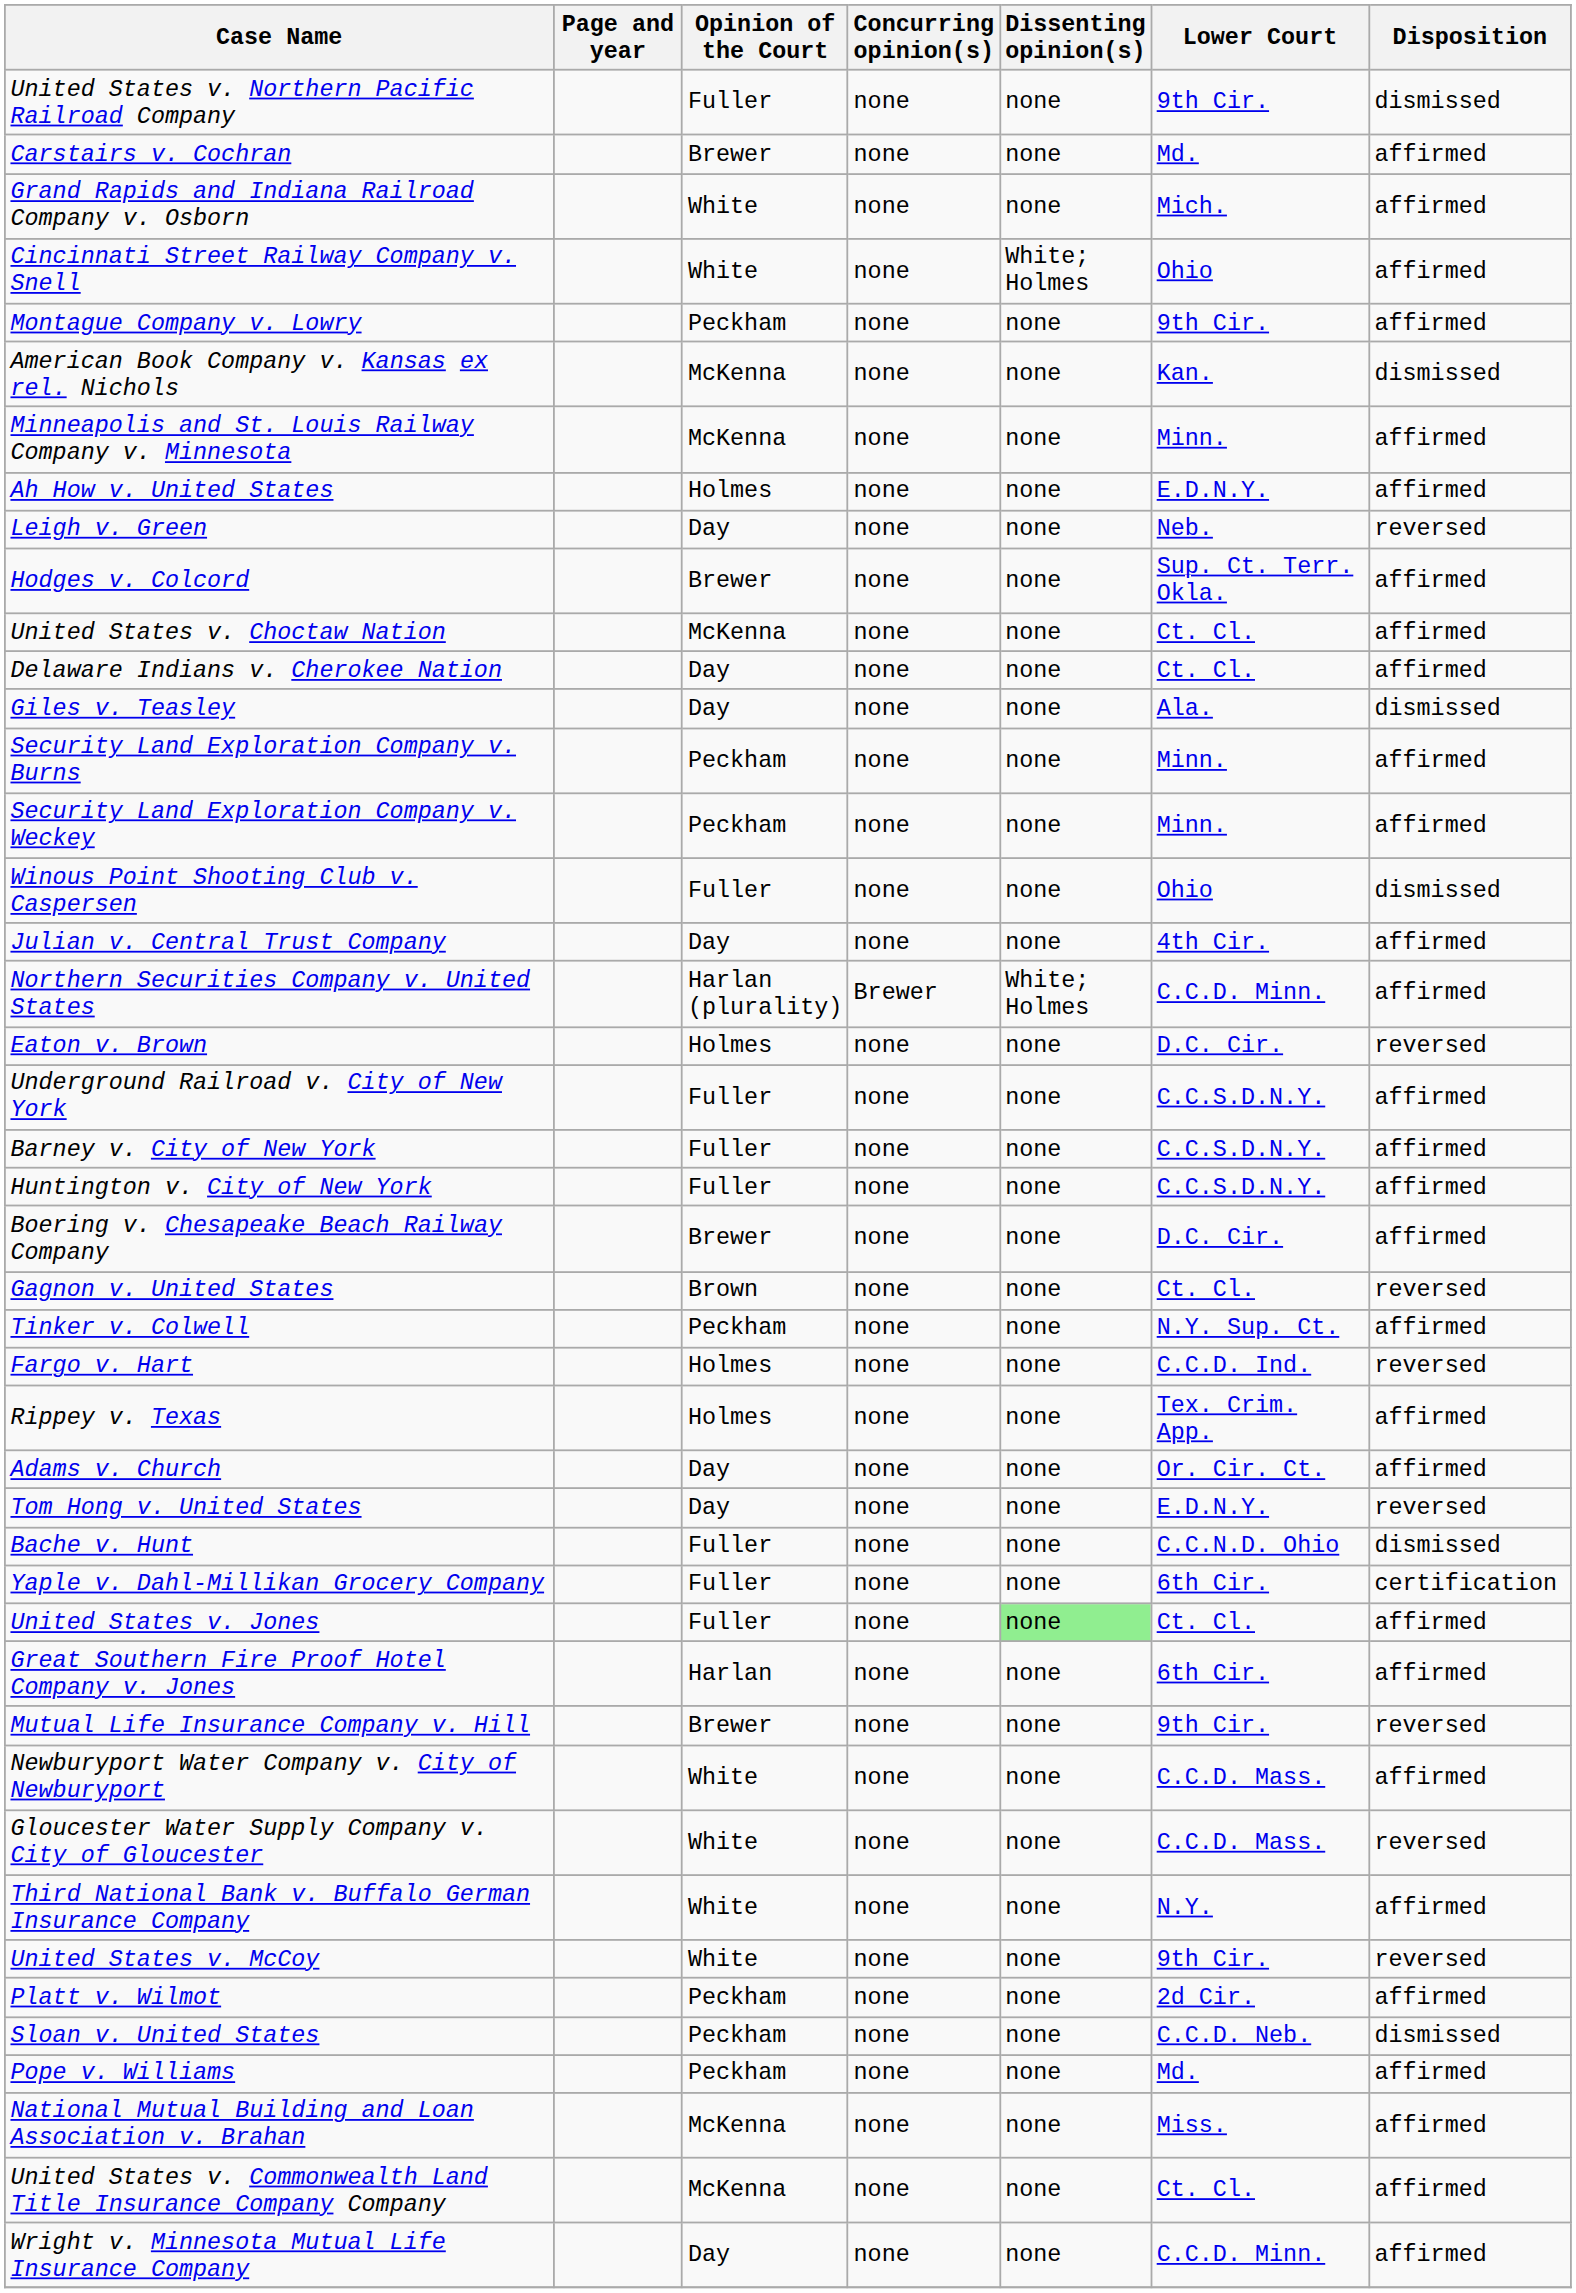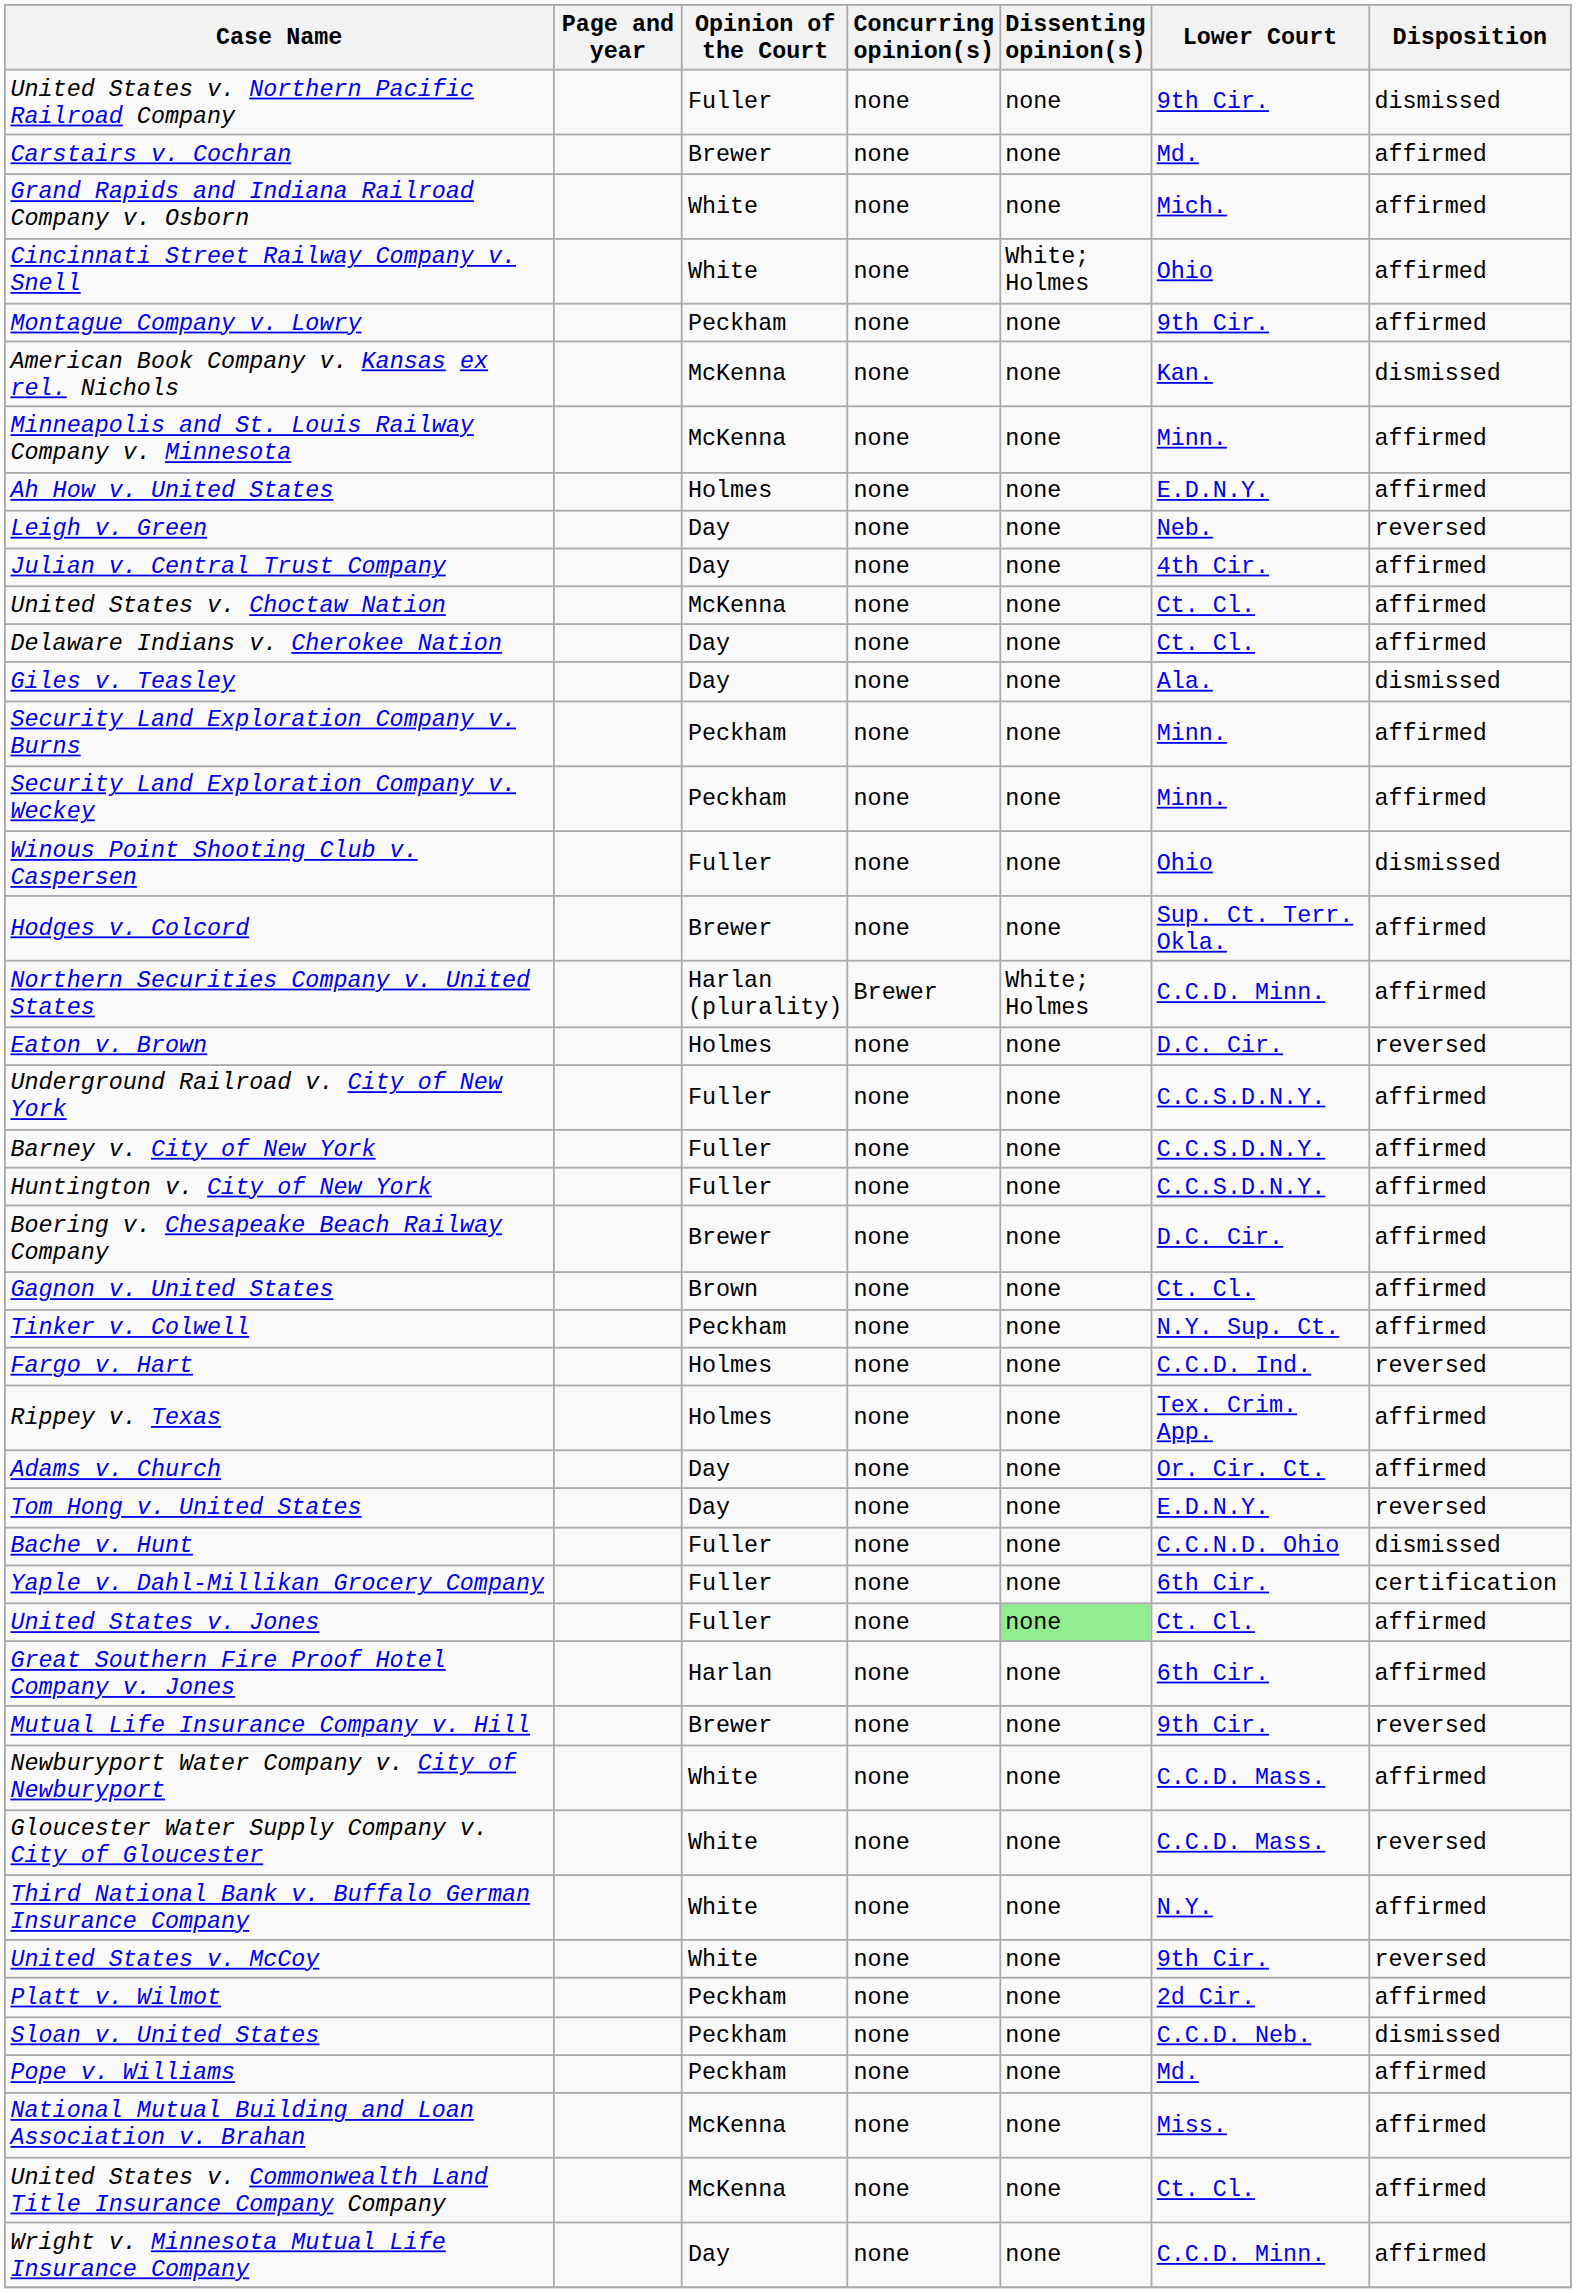rows swapped: (228, 942) <-> (130, 581)
(1431, 1290) reversed -> (1431, 1290) affirmed
